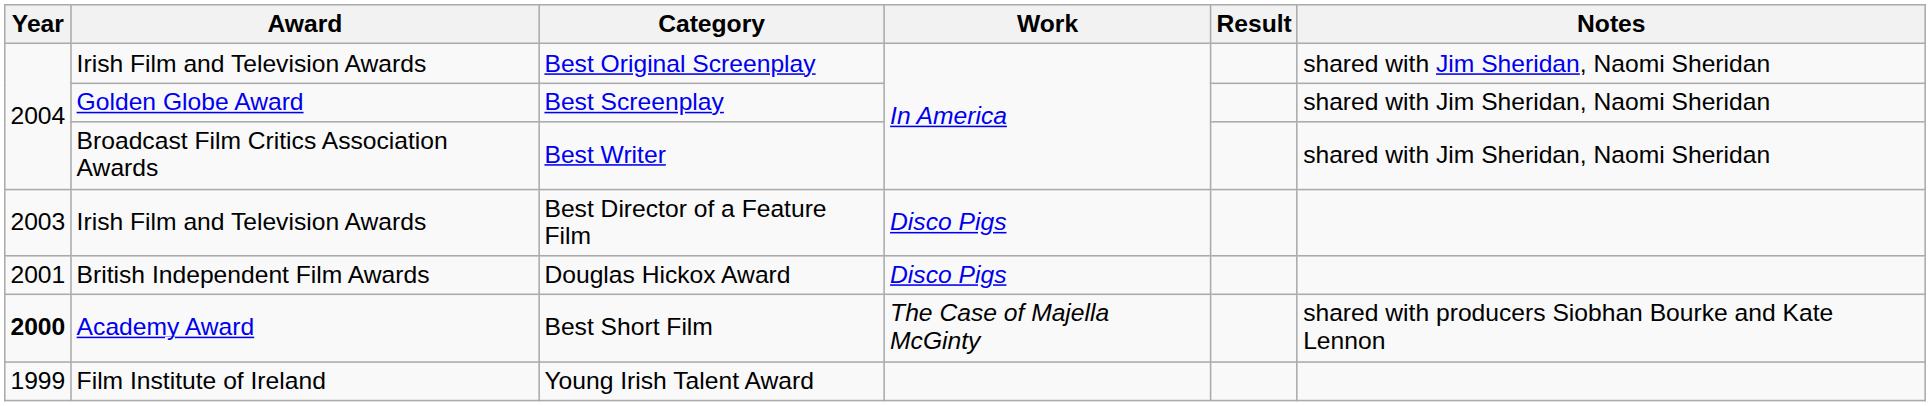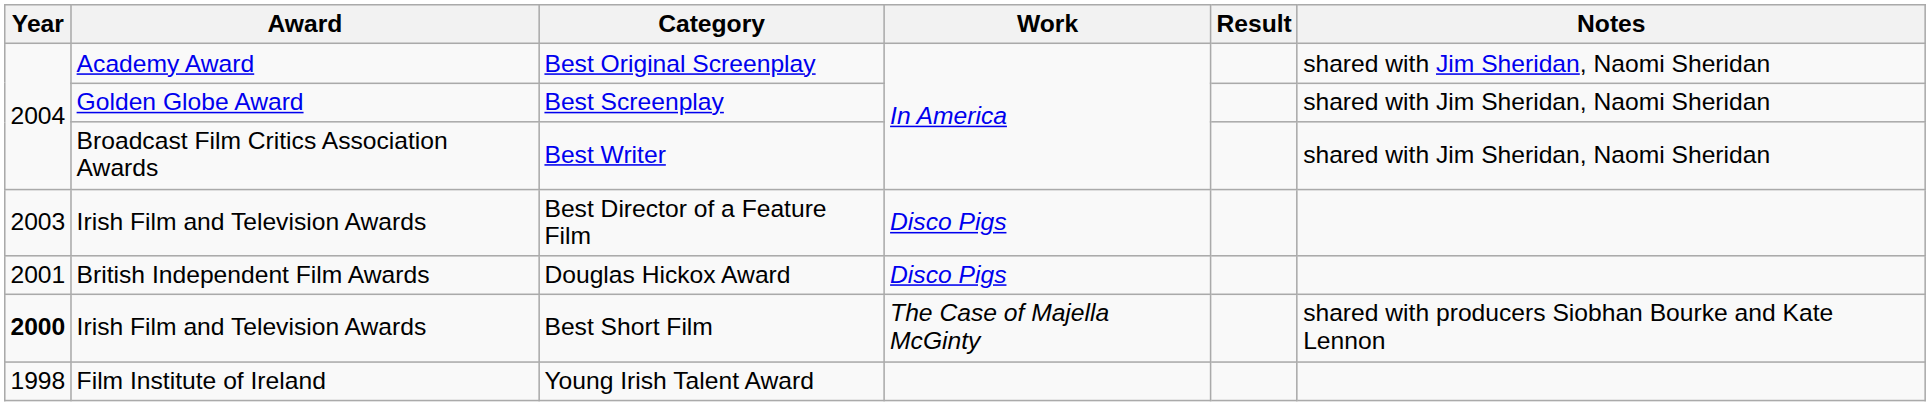(251, 63) Irish Film and Television Awards -> (165, 63) Academy Award
(165, 327) Academy Award -> (251, 327) Irish Film and Television Awards
(38, 380) 1999 -> (38, 380) 1998
